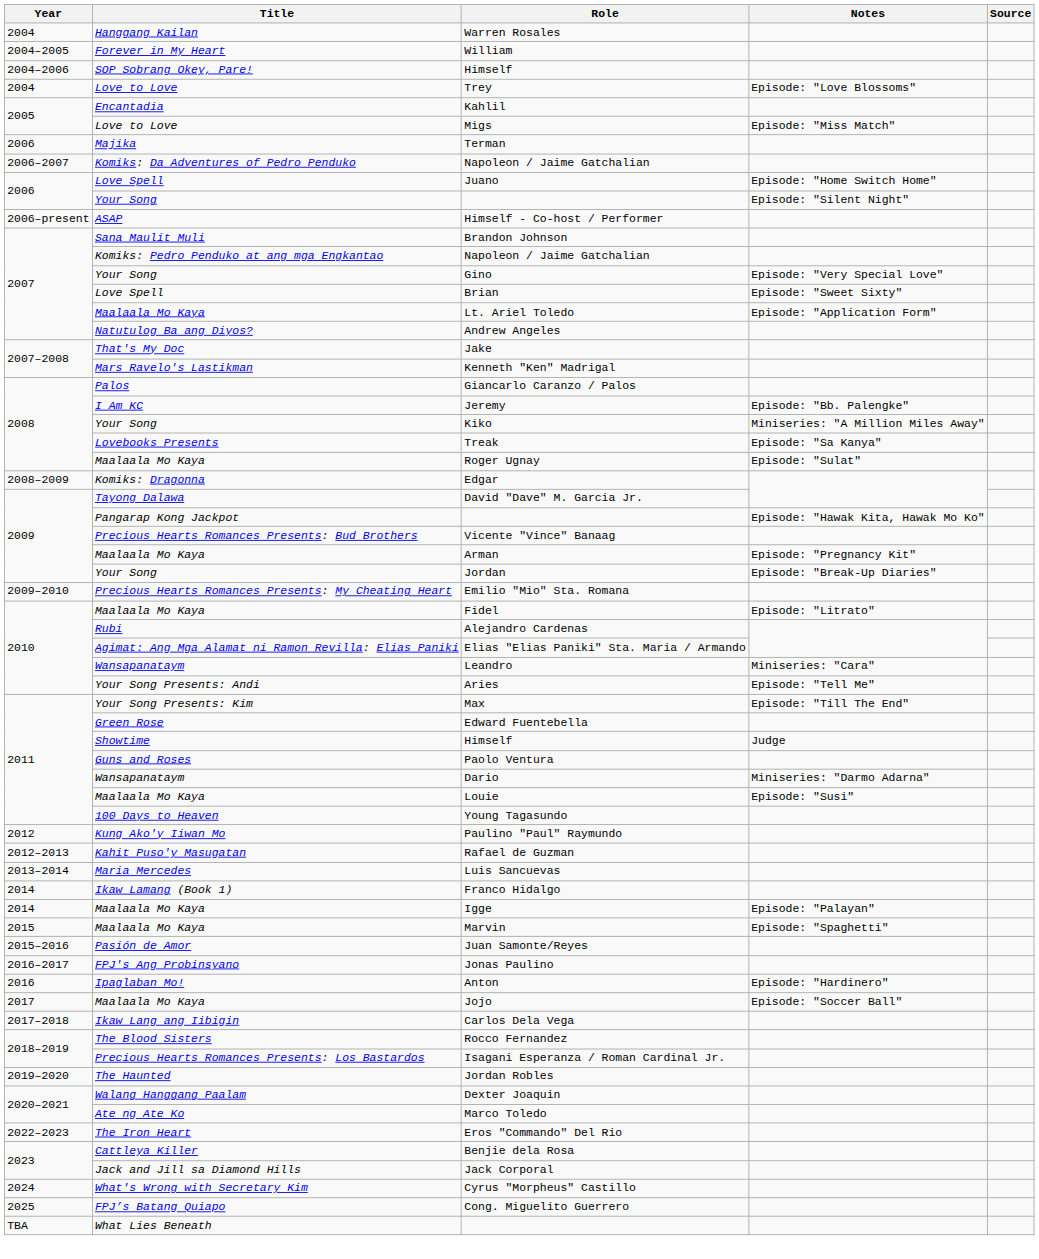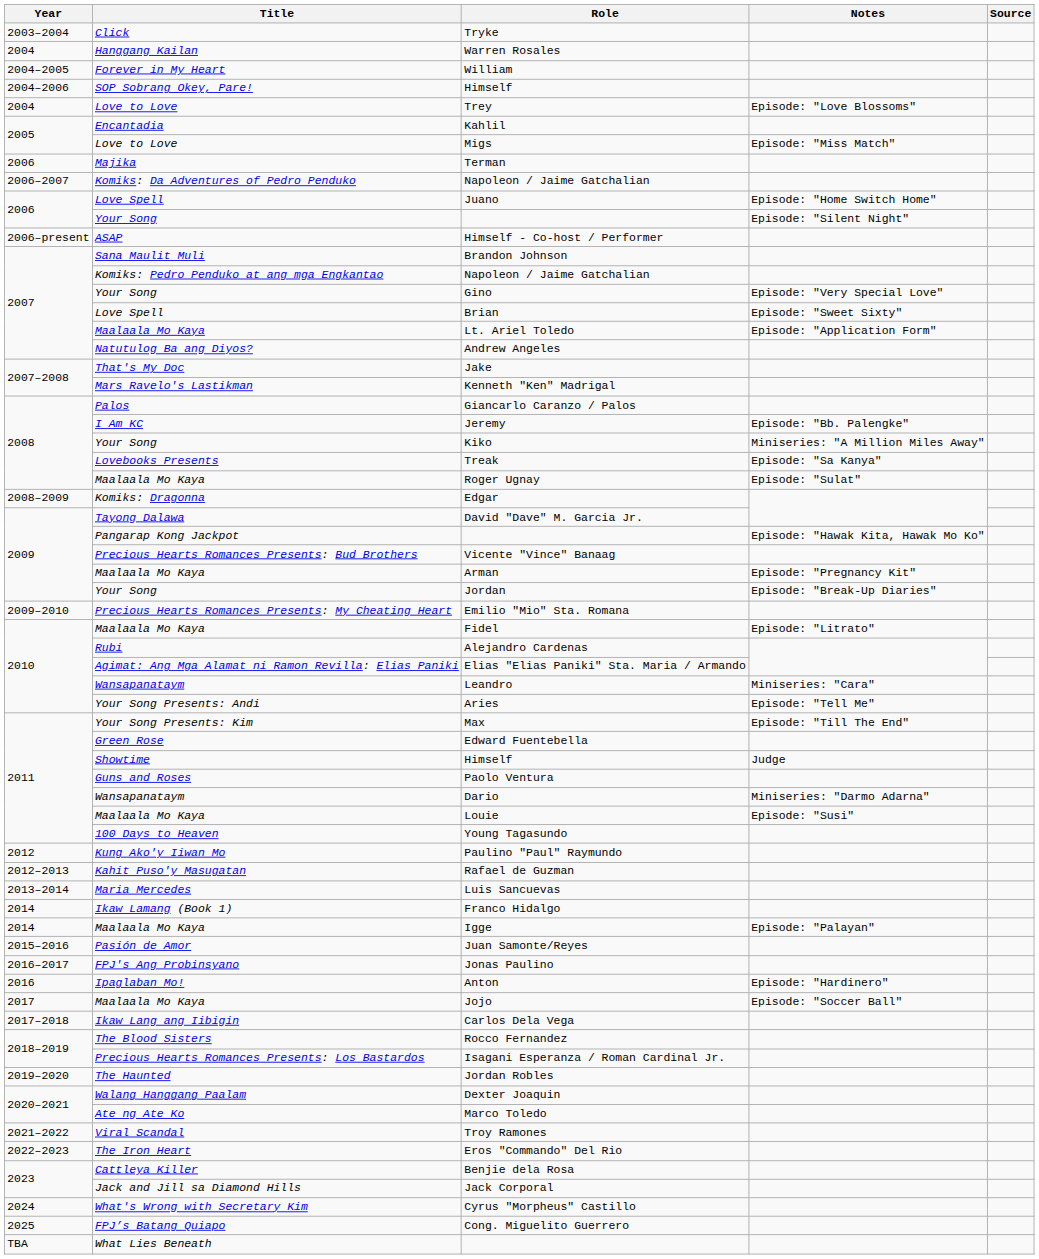+ row: (112, 32)
- row: (150, 927)
+ row: (140, 1132)
